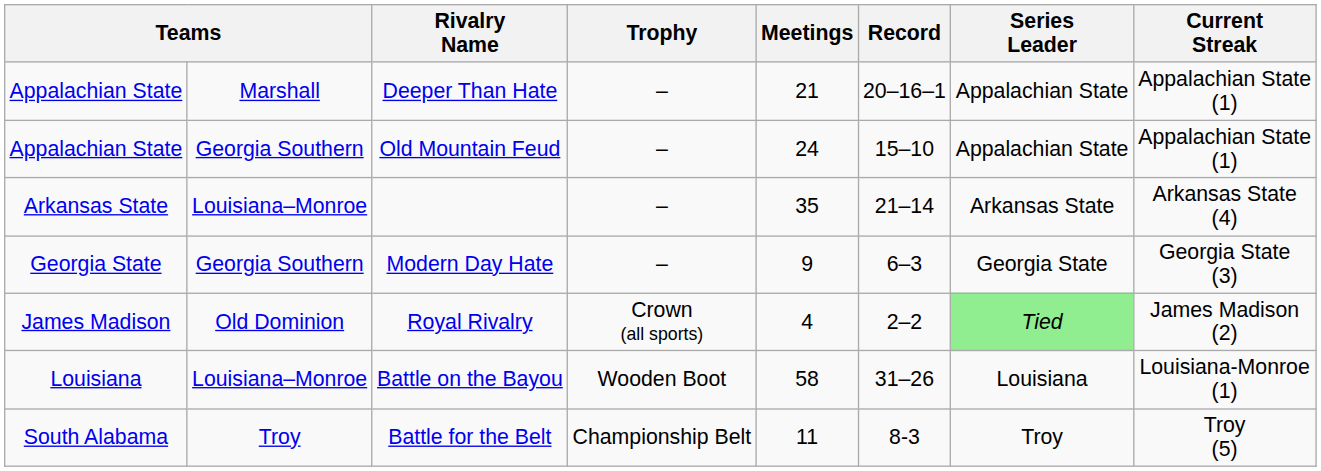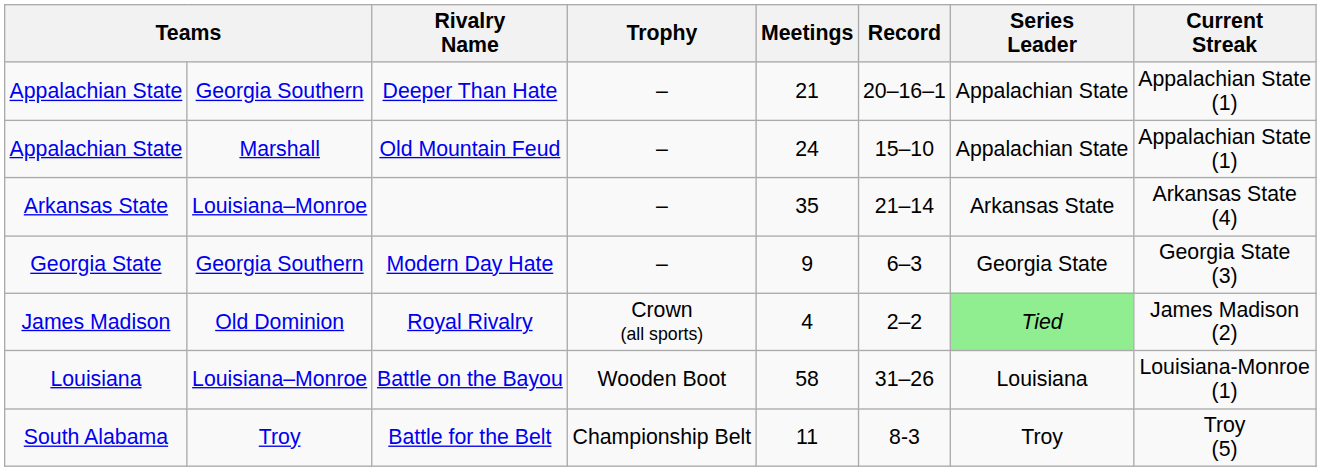(280, 91) Marshall -> (280, 91) Georgia Southern
(280, 148) Georgia Southern -> (280, 148) Marshall
